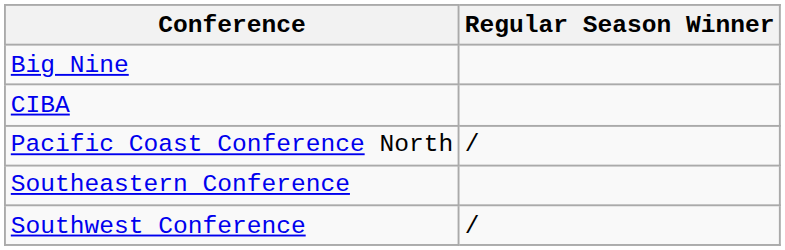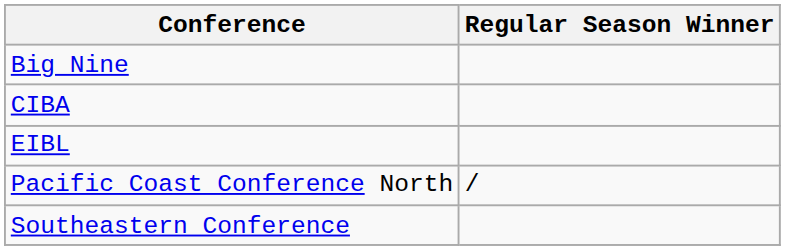+ row: (40, 145)
- row: (158, 225)
